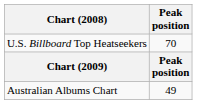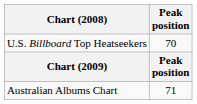(171, 90) 49 -> (171, 90) 71
